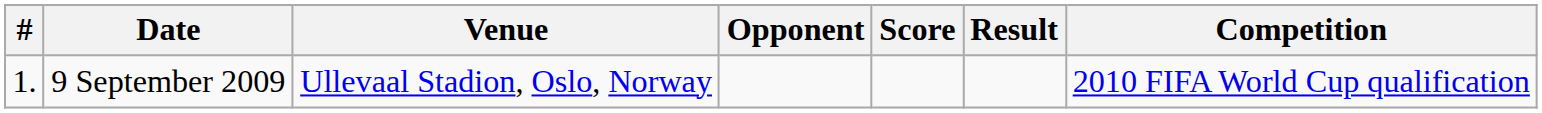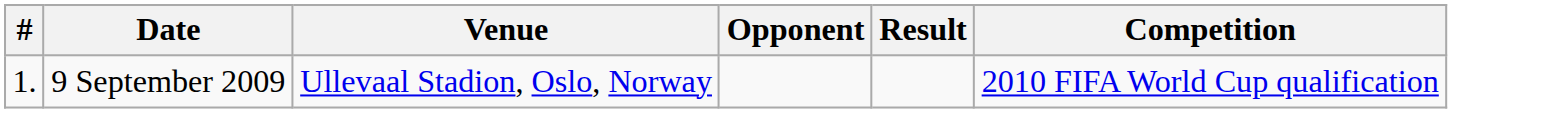- column: (917, 30)
